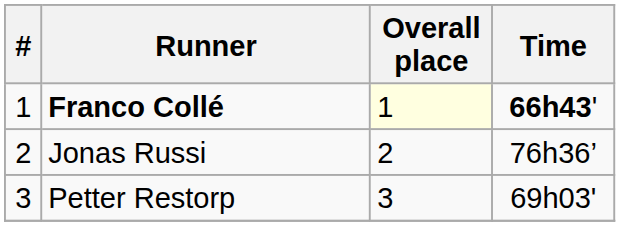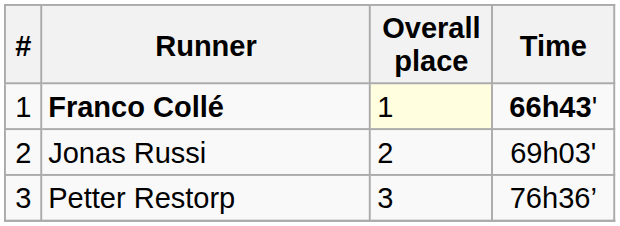(553, 153) 76h36’ -> (553, 153) 69h03'
(553, 198) 69h03' -> (553, 198) 76h36’
